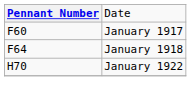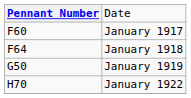+ row: (144, 67)
